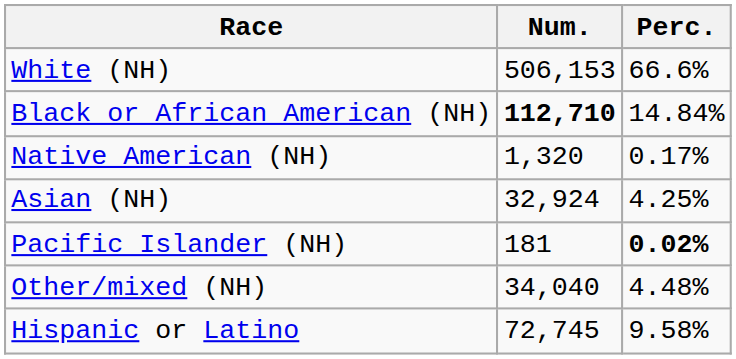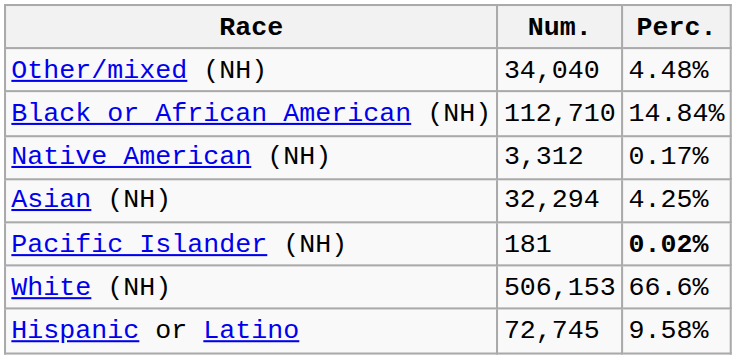rows swapped: (91, 70) <-> (139, 287)
(560, 114) bold -> (560, 114) normal
(544, 157) 1,320 -> (544, 157) 3,312
(552, 200) 32,924 -> (552, 200) 32,294
